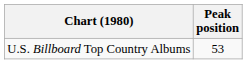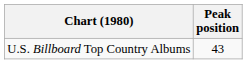(218, 48) 53 -> (218, 48) 43
